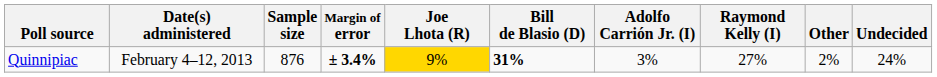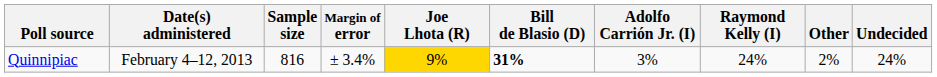(292, 59) 876 -> (292, 59) 816
(353, 59) bold -> (353, 59) normal
(753, 59) 27% -> (753, 59) 24%
